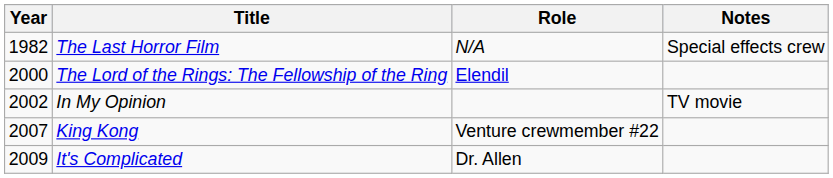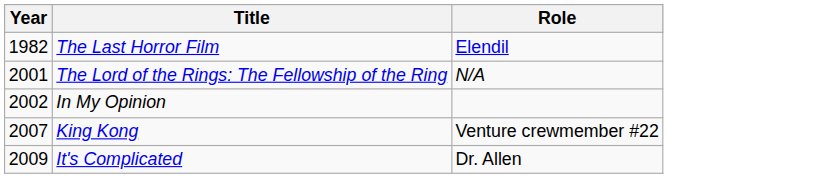- column: (746, 18)
(470, 46) N/A -> (482, 46) Elendil
(28, 74) 2000 -> (28, 74) 2001
(482, 74) Elendil -> (470, 74) N/A
